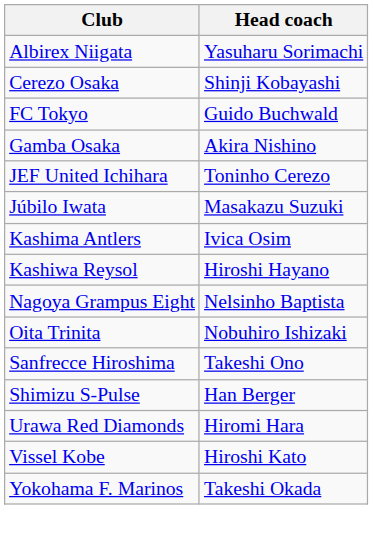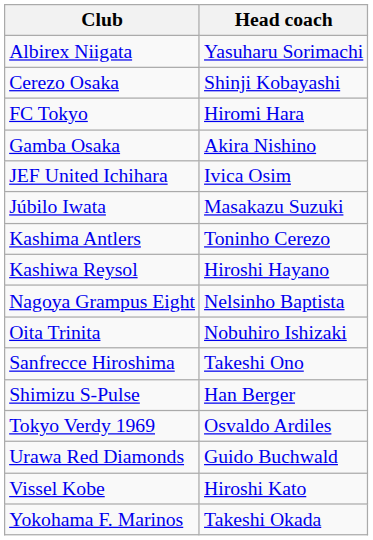(271, 113) Guido Buchwald -> (254, 113) Hiromi Hara
(267, 176) Toninho Cerezo -> (248, 176) Ivica Osim
(248, 238) Ivica Osim -> (267, 238) Toninho Cerezo
+ row: (82, 425)
(254, 425) Hiromi Hara -> (271, 457) Guido Buchwald
